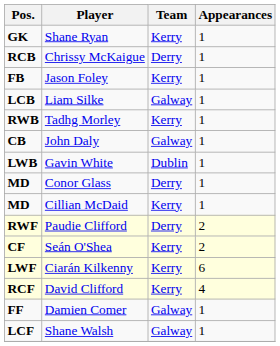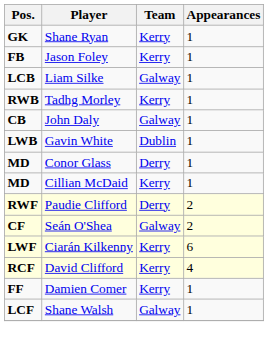- row: (95, 57)
(166, 246) Kerry -> (160, 225) Galway
(172, 309) Galway -> (155, 288) Kerry
